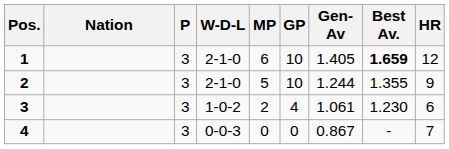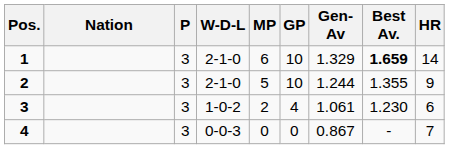(336, 58) 1.405 -> (336, 58) 1.329
(430, 58) 12 -> (430, 58) 14
